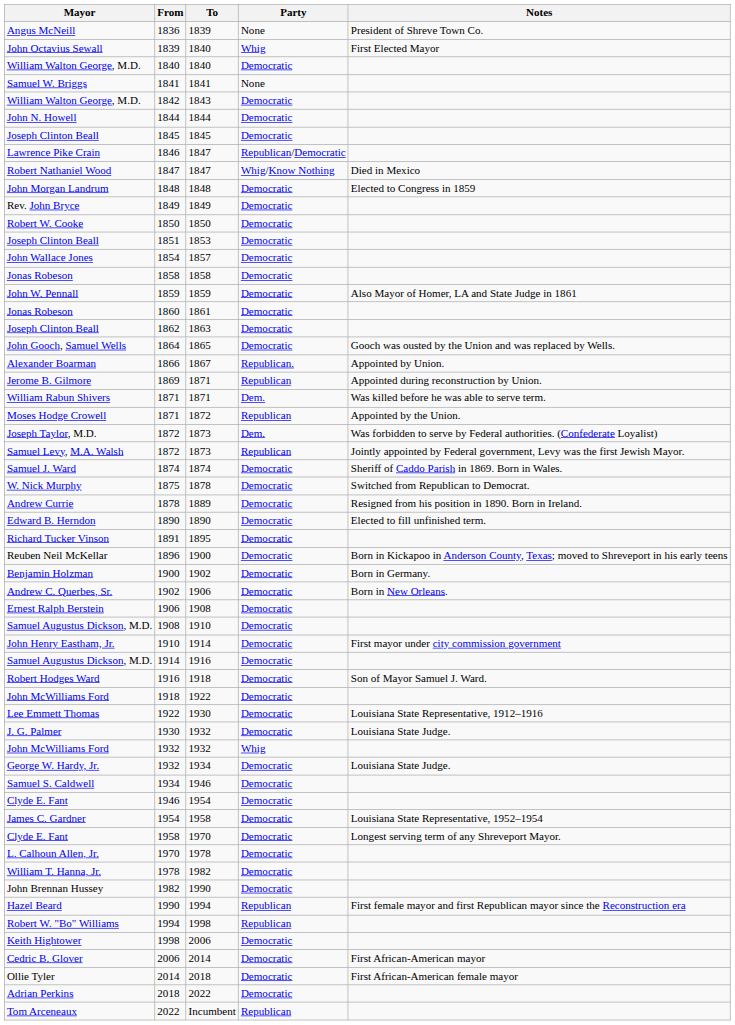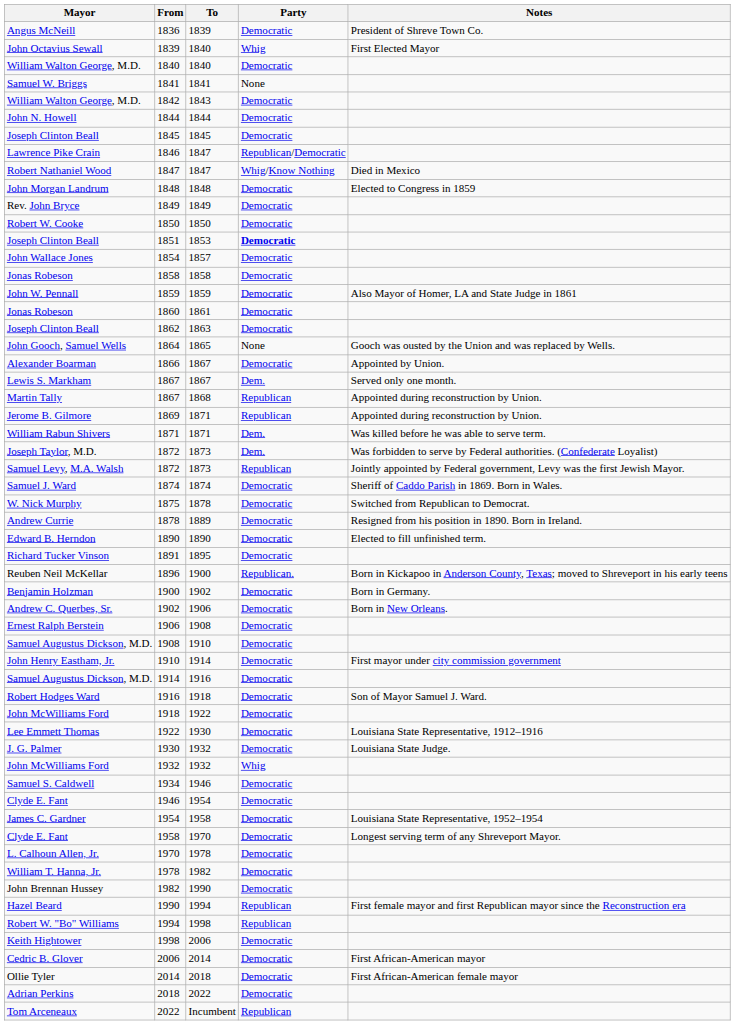(253, 30) None -> (267, 30) Democratic
(267, 240) normal -> (268, 240) bold
(267, 345) Democratic -> (253, 345) None
(267, 363) Republican. -> (267, 363) Democratic
+ row: (49, 380)
+ row: (34, 398)
- row: (57, 415)
(267, 556) Democratic -> (267, 573) Republican.
- row: (53, 766)
